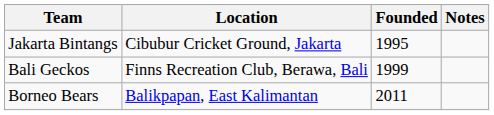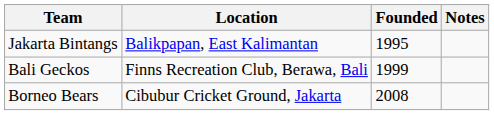(233, 43) Cibubur Cricket Ground, Jakarta -> (222, 43) Balikpapan, East Kalimantan
(222, 95) Balikpapan, East Kalimantan -> (233, 95) Cibubur Cricket Ground, Jakarta
(392, 95) 2011 -> (392, 95) 2008
